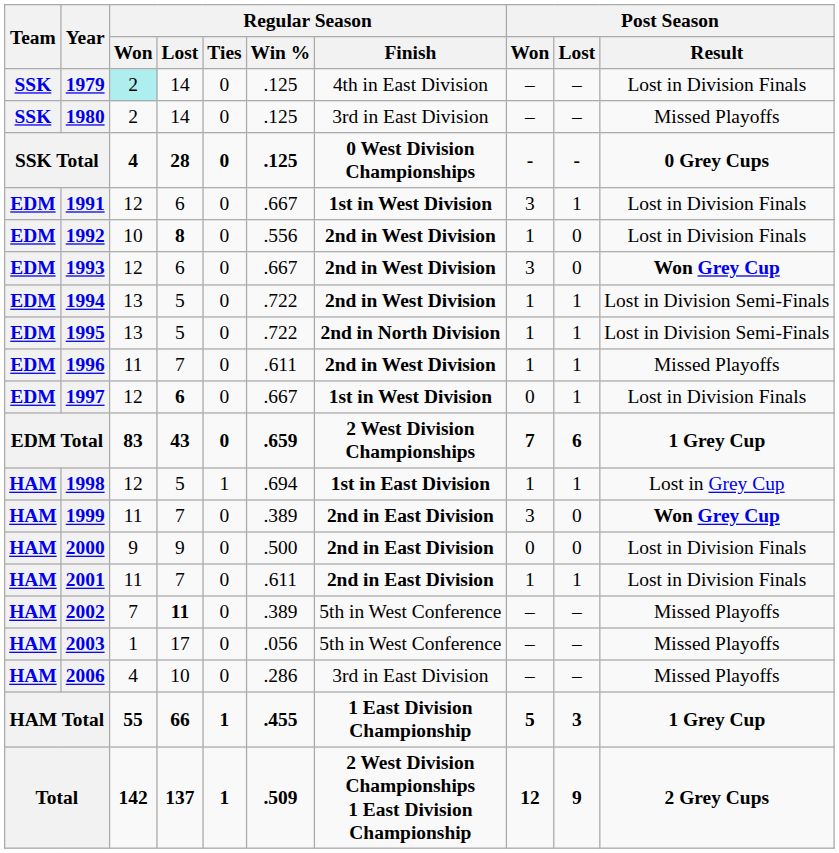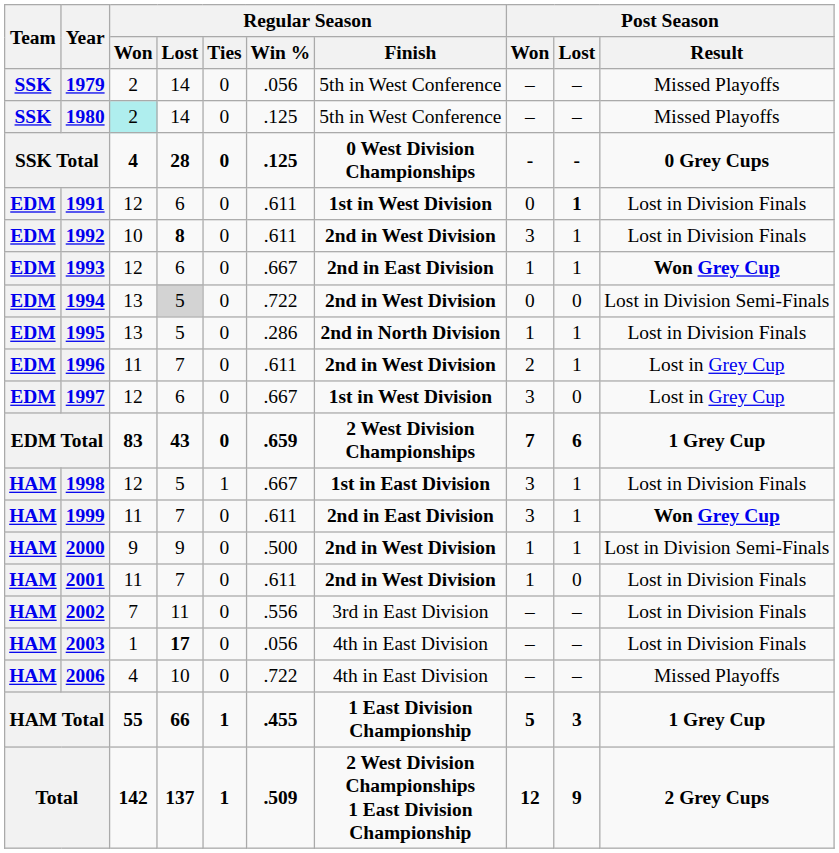(133, 84) paleturquoise background -> (133, 84) no background
(280, 84) .125 -> (280, 84) .056
(410, 84) 4th in East Division -> (410, 84) 5th in West Conference
(717, 84) Lost in Division Finals -> (717, 84) Missed Playoffs
(133, 116) no background -> (133, 116) paleturquoise background
(410, 116) 3rd in East Division -> (410, 116) 5th in West Conference
(280, 204) .667 -> (280, 204) .611
(530, 204) 3 -> (530, 204) 0
(577, 204) normal -> (577, 204) bold
(280, 236) .556 -> (280, 236) .611
(530, 236) 1 -> (530, 236) 3
(577, 236) 0 -> (577, 236) 1
(410, 268) 2nd in West Division -> (410, 268) 2nd in East Division
(530, 268) 3 -> (530, 268) 1
(577, 268) 0 -> (577, 268) 1
(180, 300) no background -> (180, 300) lightgrey background
(530, 300) 1 -> (530, 300) 0
(577, 300) 1 -> (577, 300) 0
(280, 332) .722 -> (280, 332) .286
(717, 332) Lost in Division Semi-Finals -> (717, 332) Lost in Division Finals
(530, 364) 1 -> (530, 364) 2
(717, 364) Missed Playoffs -> (717, 364) Lost in Grey Cup
(180, 396) bold -> (180, 396) normal
(530, 396) 0 -> (530, 396) 3
(577, 396) 1 -> (577, 396) 0
(717, 396) Lost in Division Finals -> (717, 396) Lost in Grey Cup
(280, 483) .694 -> (280, 483) .667
(530, 483) 1 -> (530, 483) 3
(717, 483) Lost in Grey Cup -> (717, 483) Lost in Division Finals
(280, 515) .389 -> (280, 515) .611
(577, 515) 0 -> (577, 515) 1
(410, 548) 2nd in East Division -> (410, 548) 2nd in West Division
(530, 548) 0 -> (530, 548) 1
(577, 548) 0 -> (577, 548) 1
(717, 548) Lost in Division Finals -> (717, 548) Lost in Division Semi-Finals
(410, 580) 2nd in East Division -> (410, 580) 2nd in West Division
(577, 580) 1 -> (577, 580) 0
(180, 612) bold -> (180, 612) normal
(280, 612) .389 -> (280, 612) .556
(410, 612) 5th in West Conference -> (410, 612) 3rd in East Division
(717, 612) Missed Playoffs -> (717, 612) Lost in Division Finals
(180, 644) normal -> (180, 644) bold
(410, 644) 5th in West Conference -> (410, 644) 4th in East Division
(717, 644) Missed Playoffs -> (717, 644) Lost in Division Finals
(280, 676) .286 -> (280, 676) .722
(410, 676) 3rd in East Division -> (410, 676) 4th in East Division
